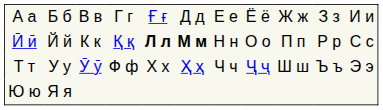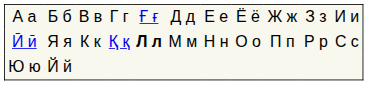(60, 42) Й й -> (60, 42) Я я
(192, 42) bold -> (183, 42) normal
- row: (24, 67)
(60, 92) Я я -> (60, 67) Й й
